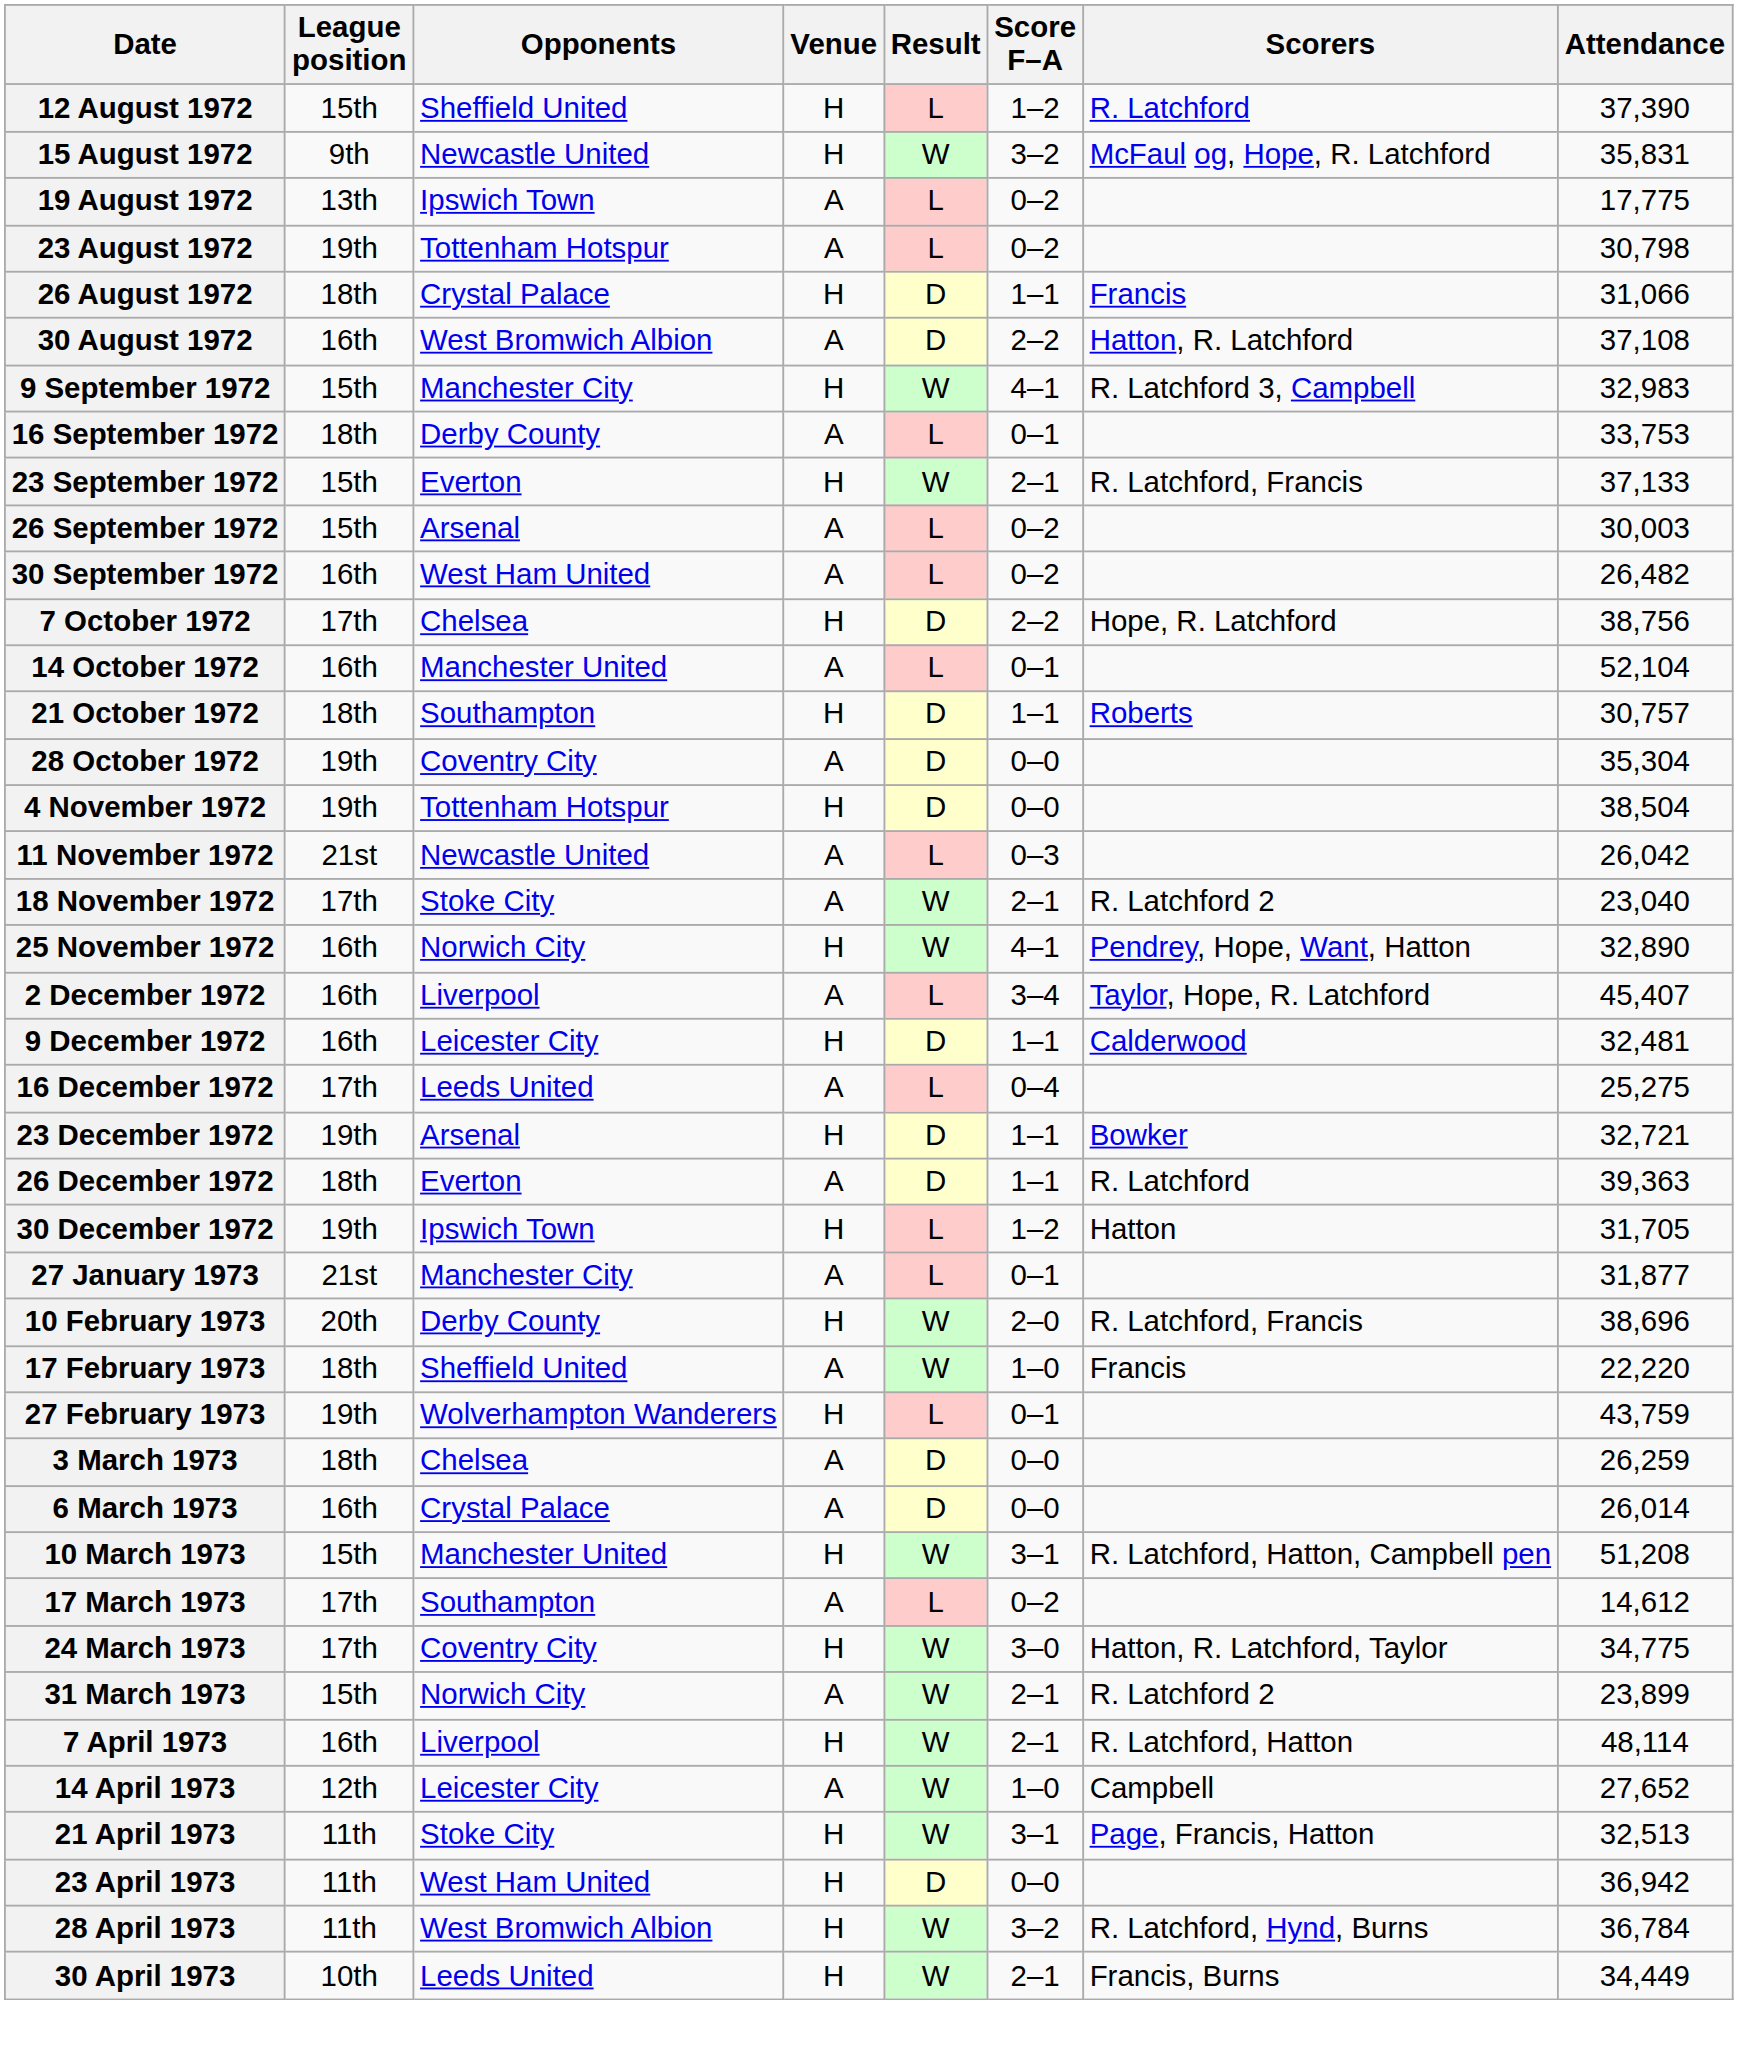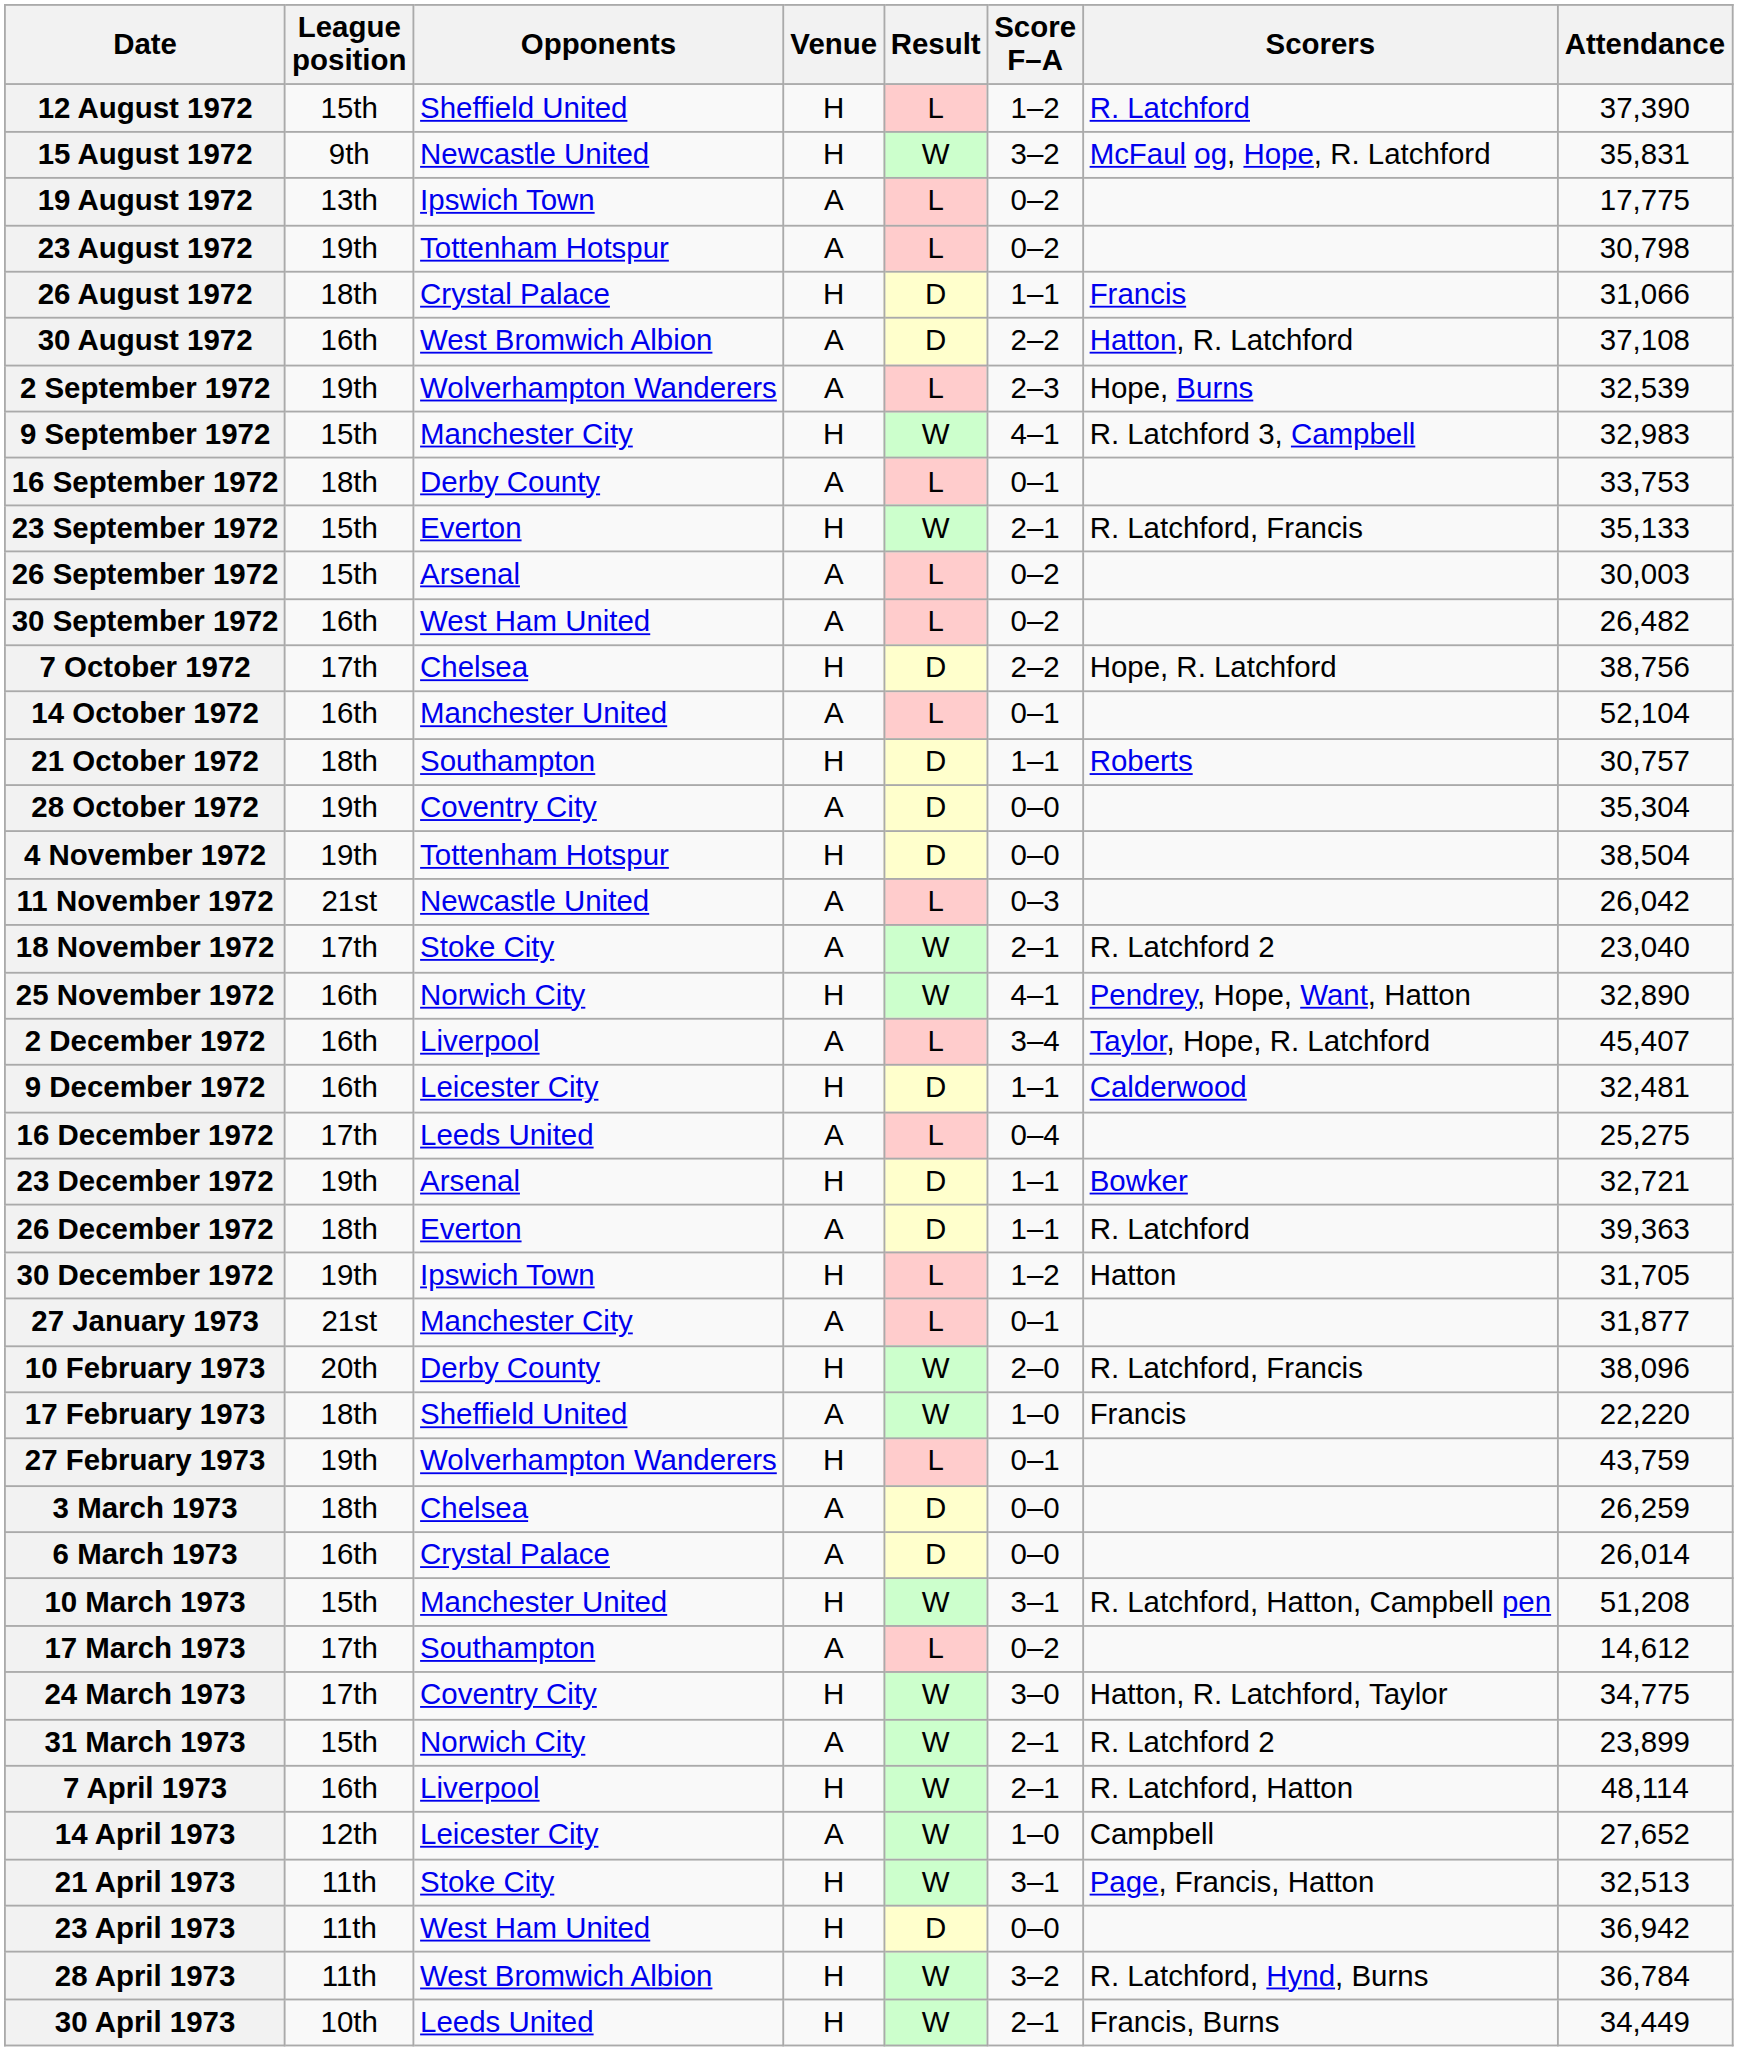+ row: (145, 387)
(1645, 481) 37,133 -> (1645, 527) 35,133
(1645, 1321) 38,696 -> (1645, 1368) 38,096
